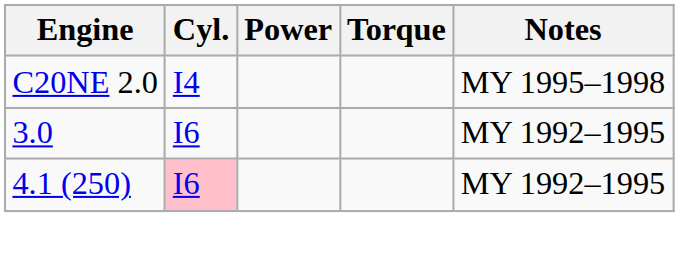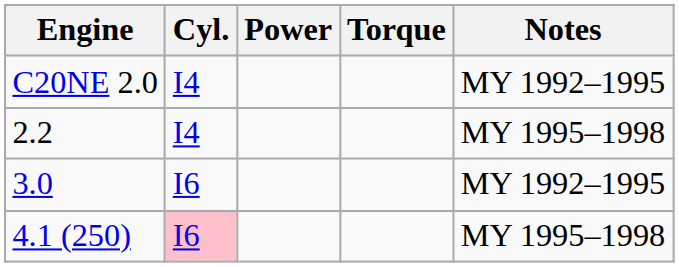(563, 81) MY 1995–1998 -> (563, 81) MY 1992–1995
+ row: (33, 132)
(563, 183) MY 1992–1995 -> (563, 235) MY 1995–1998
